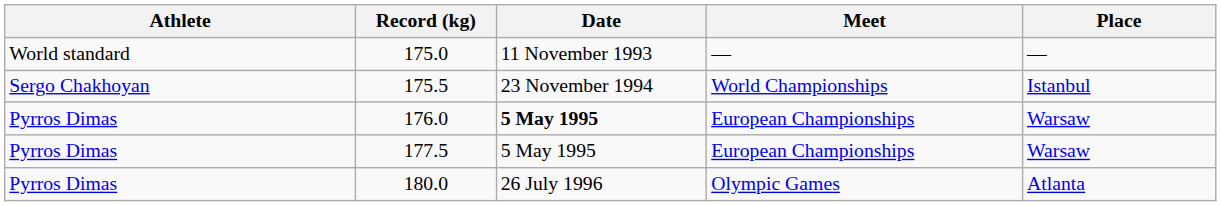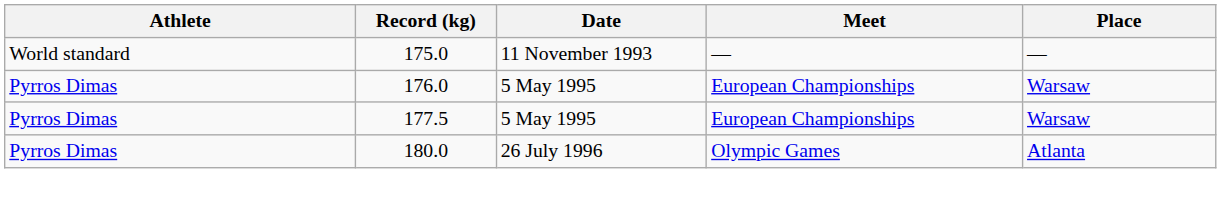- row: (426, 86)
(549, 118) bold -> (548, 86) normal
